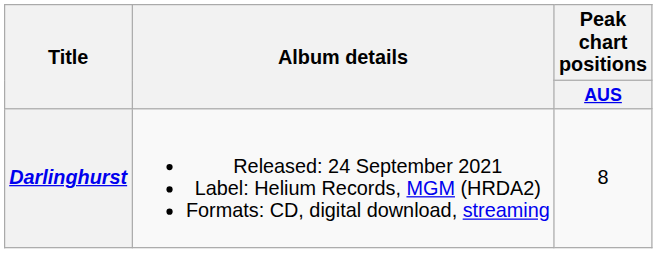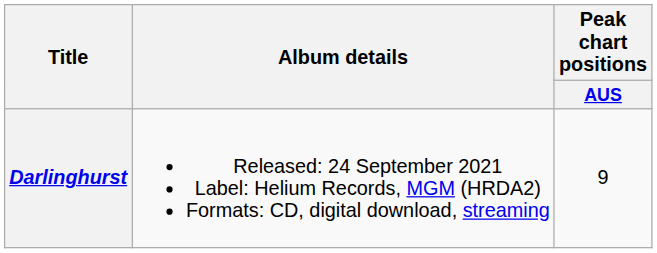(603, 177) 8 -> (603, 177) 9
